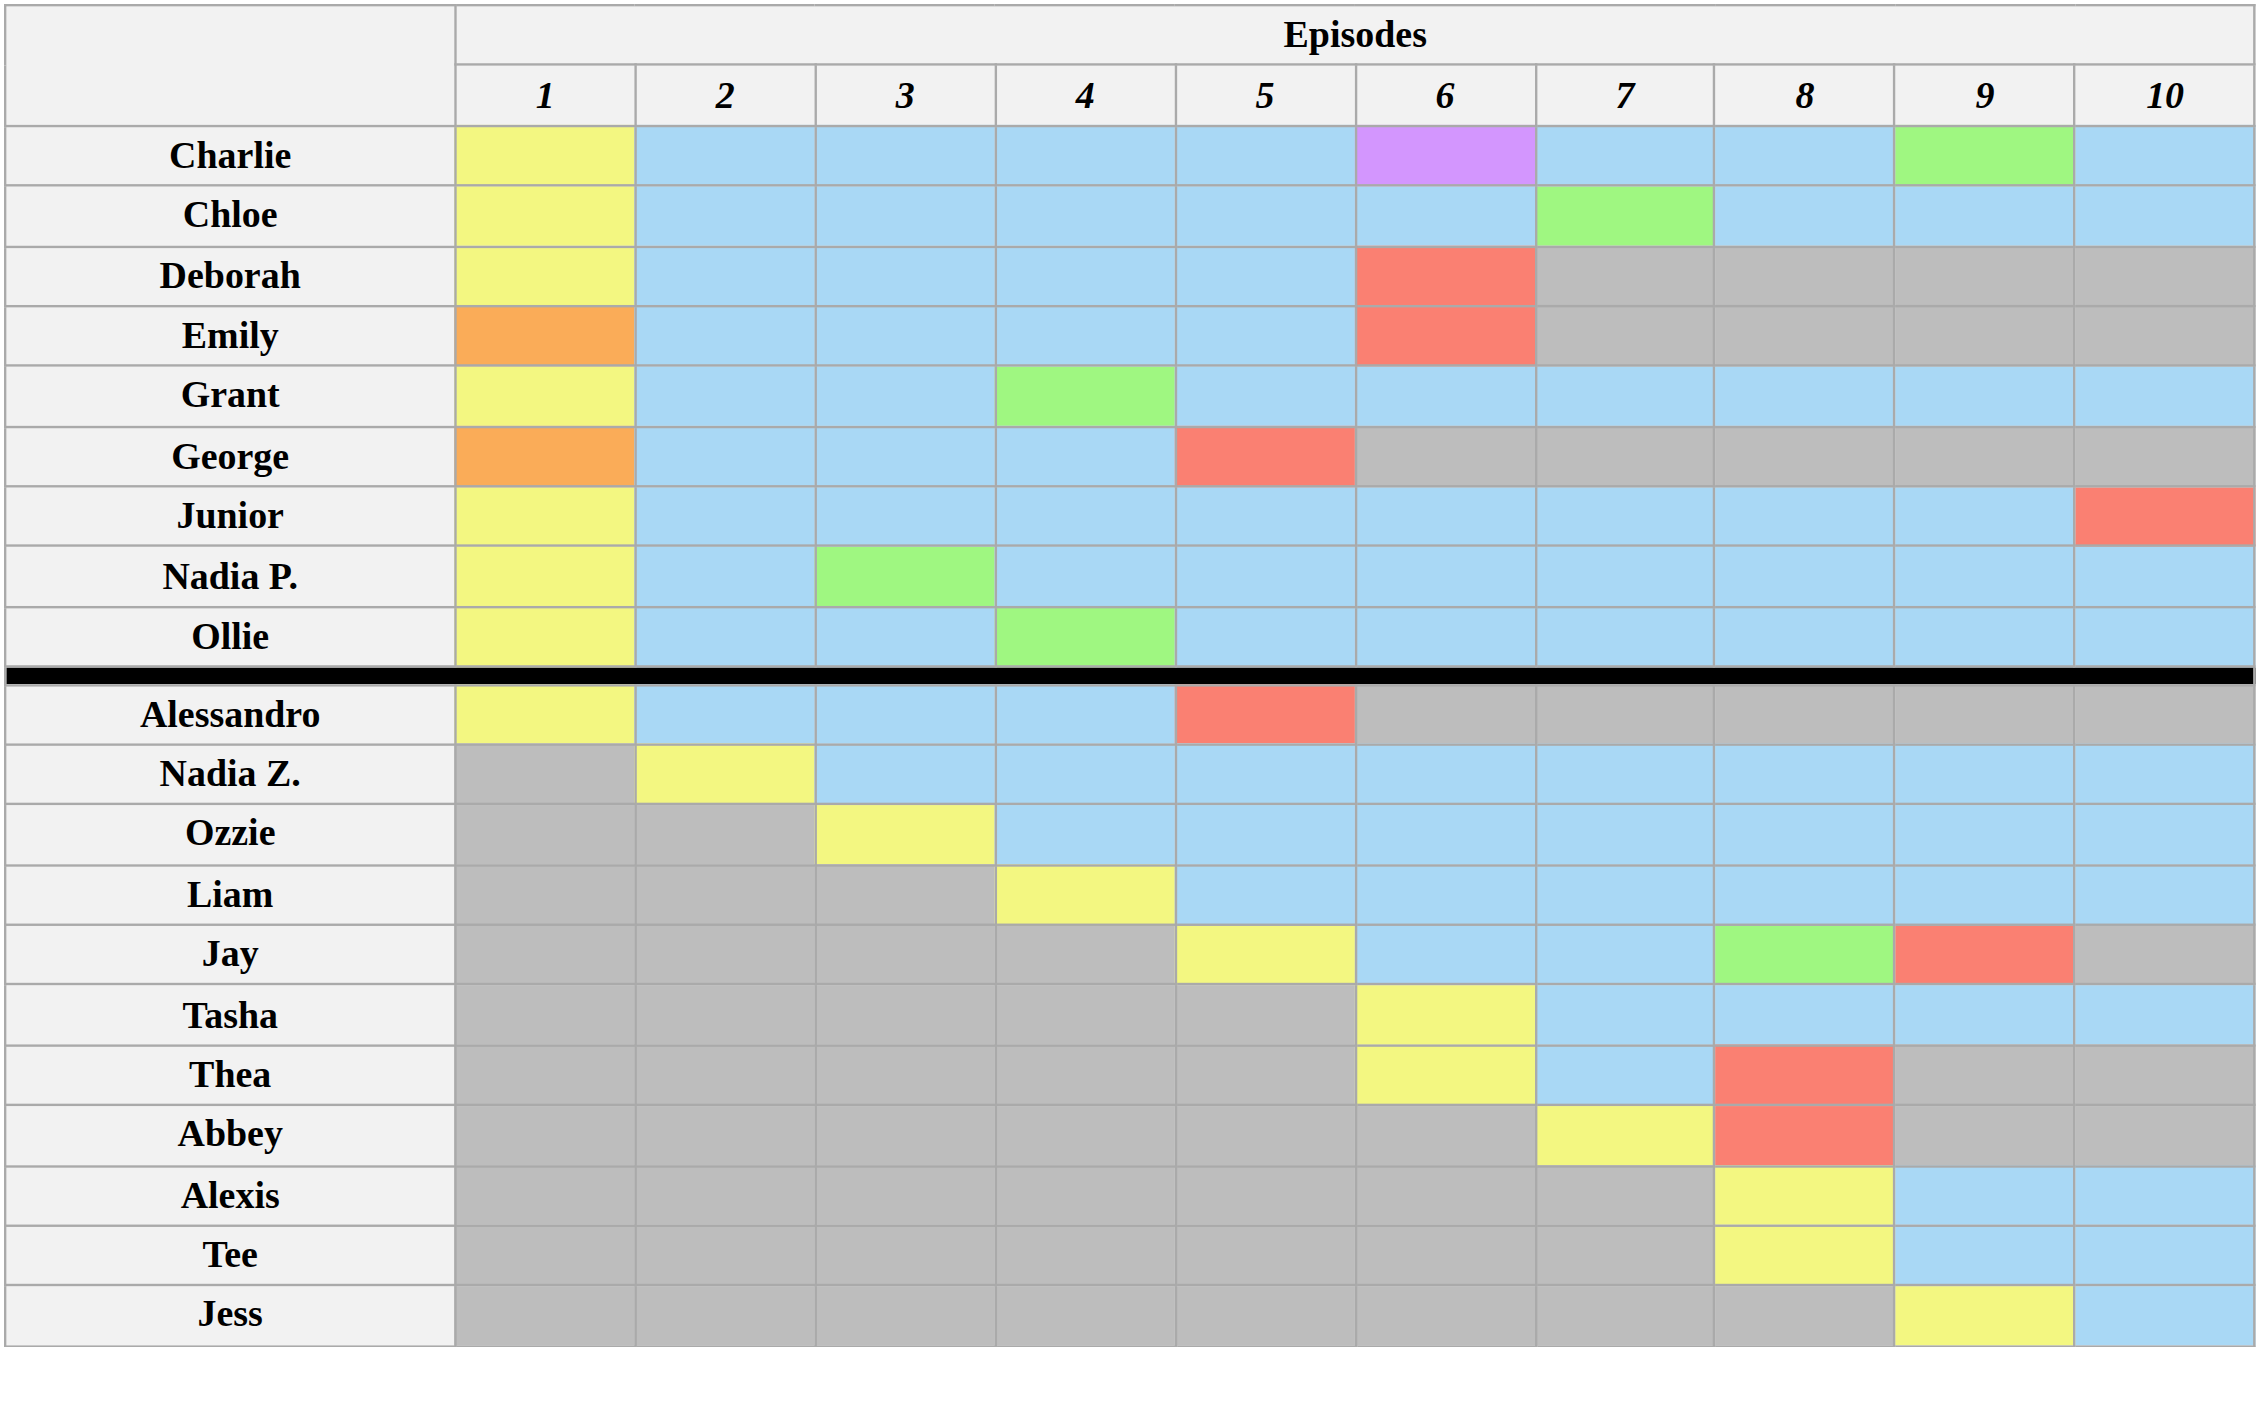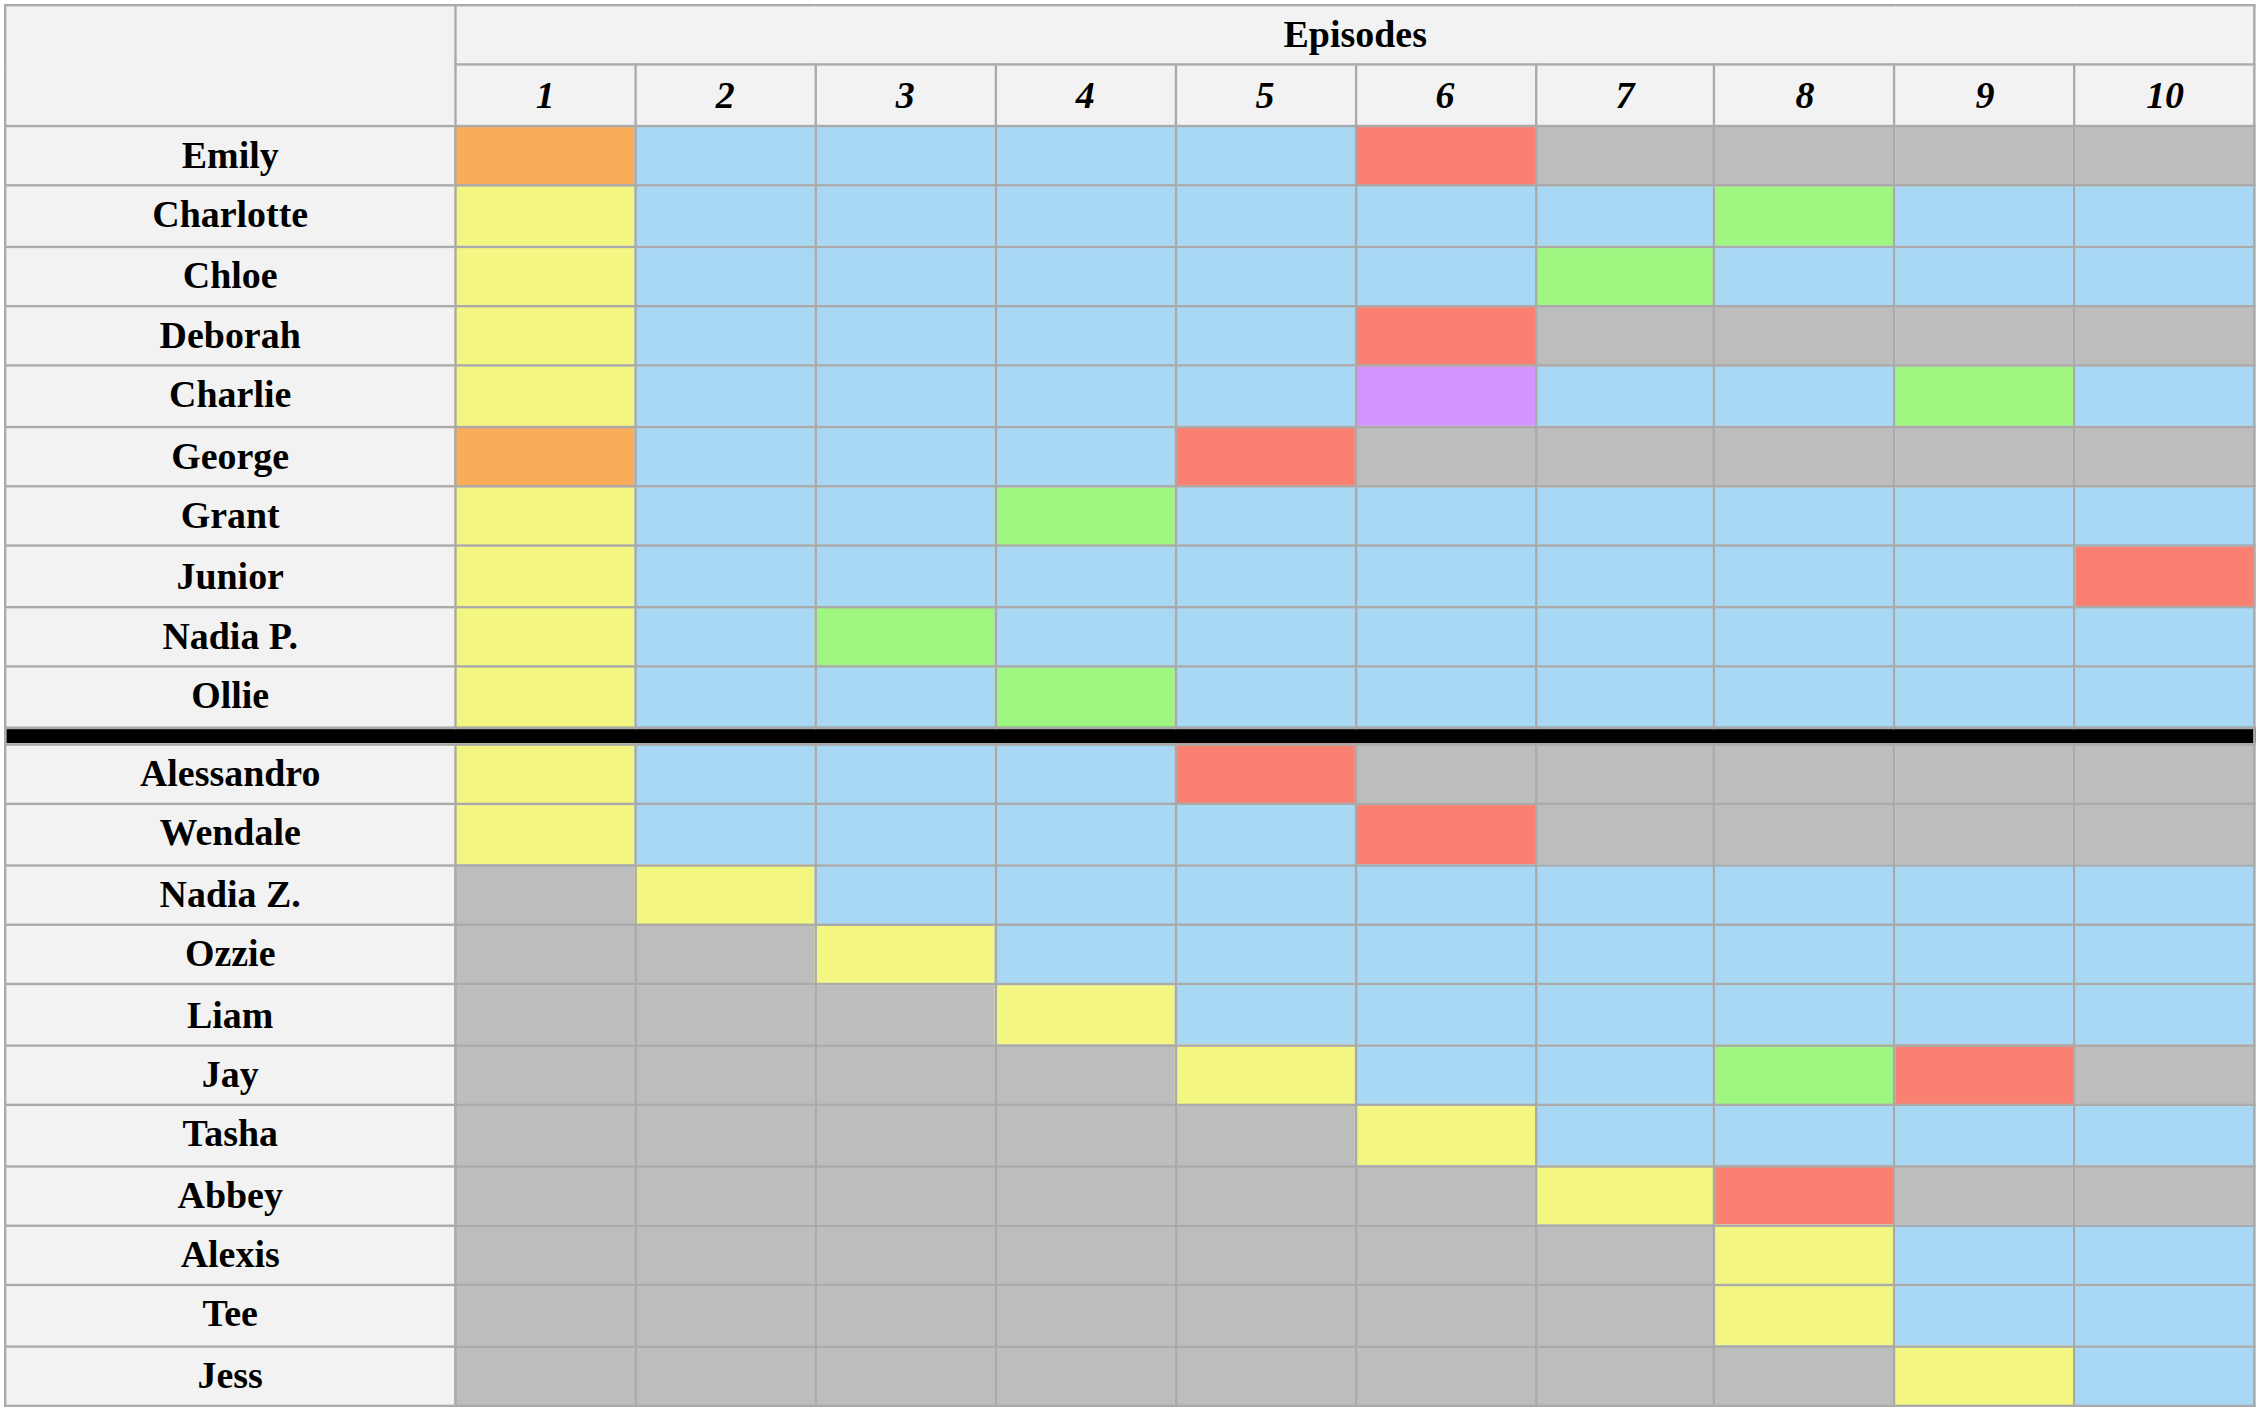rows swapped: (230, 154) <-> (230, 335)
+ row: (230, 214)
rows swapped: (230, 455) <-> (230, 395)
+ row: (230, 833)
- row: (230, 1074)
